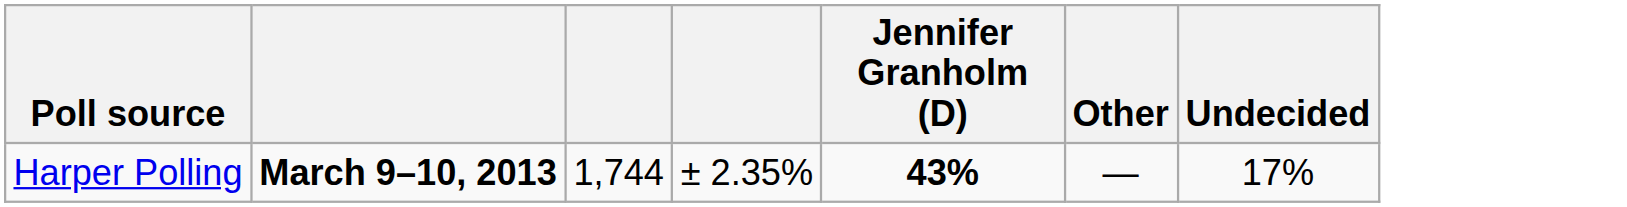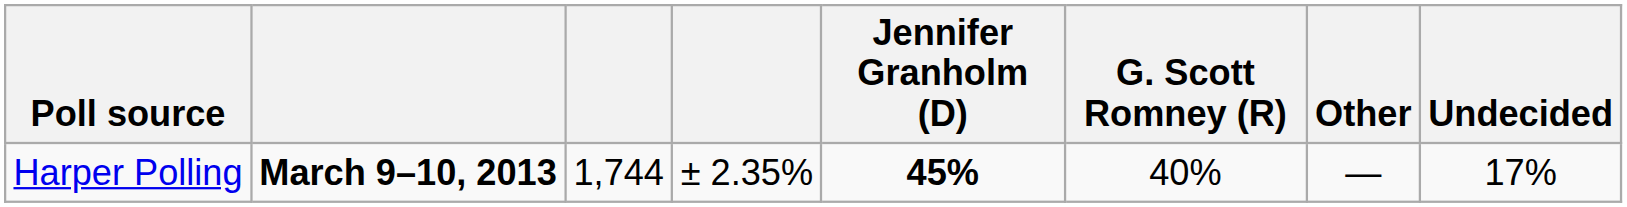+ column: (1185, 94)
(943, 171) 43% -> (943, 171) 45%
